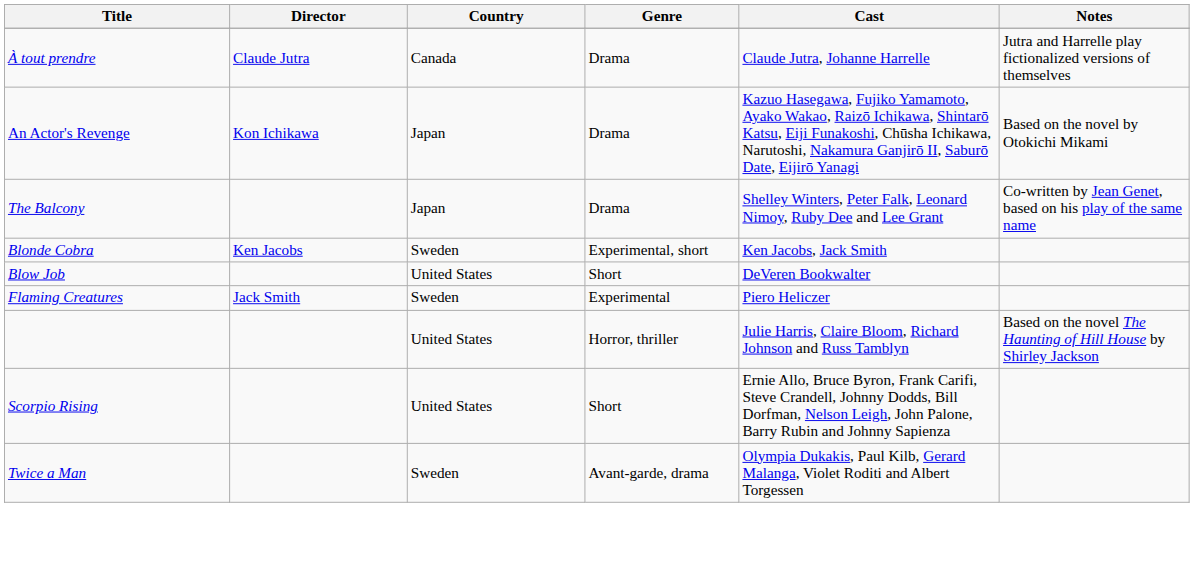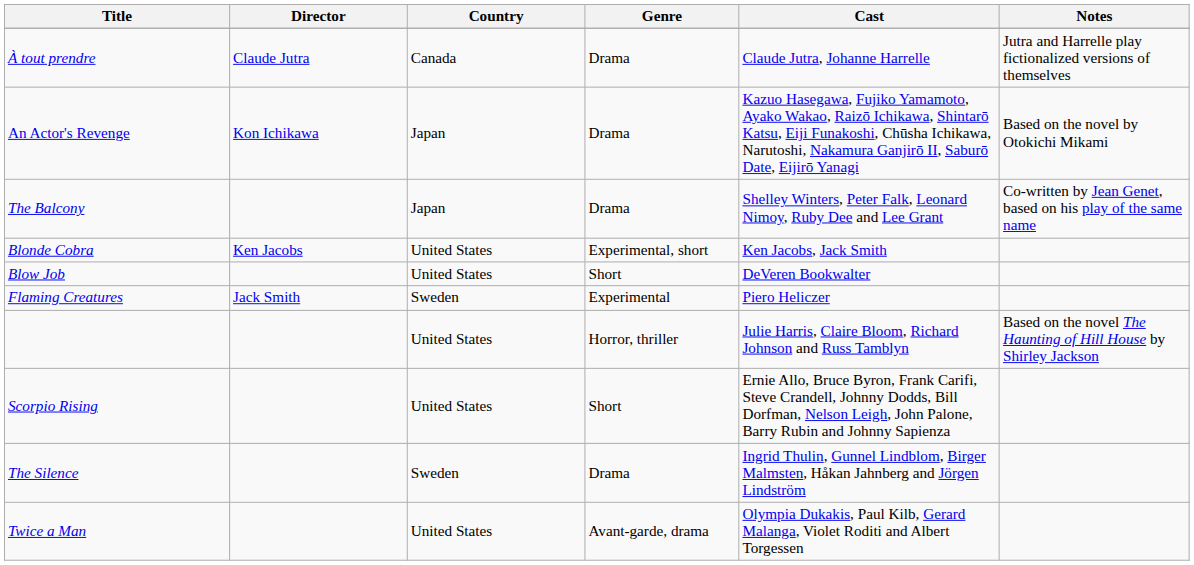(435, 249) Sweden -> (451, 249) United States
+ row: (43, 472)
(435, 472) Sweden -> (451, 531) United States
